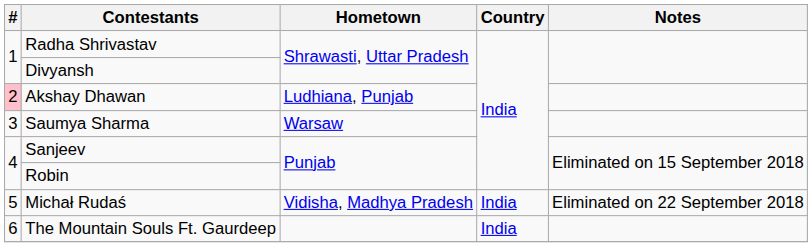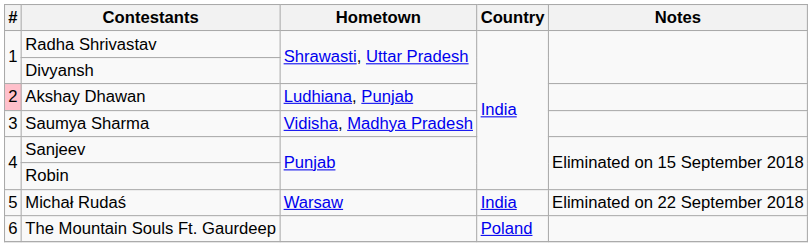(313, 123) Warsaw -> (378, 123) Vidisha, Madhya Pradesh
(378, 202) Vidisha, Madhya Pradesh -> (313, 202) Warsaw
(499, 228) India -> (507, 228) Poland
